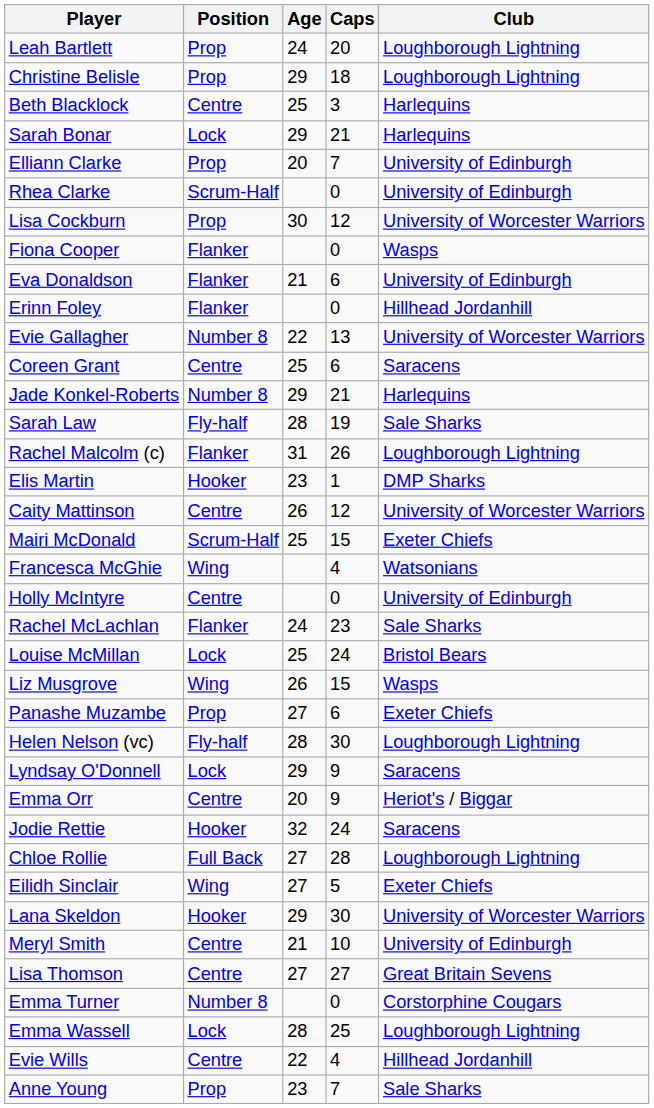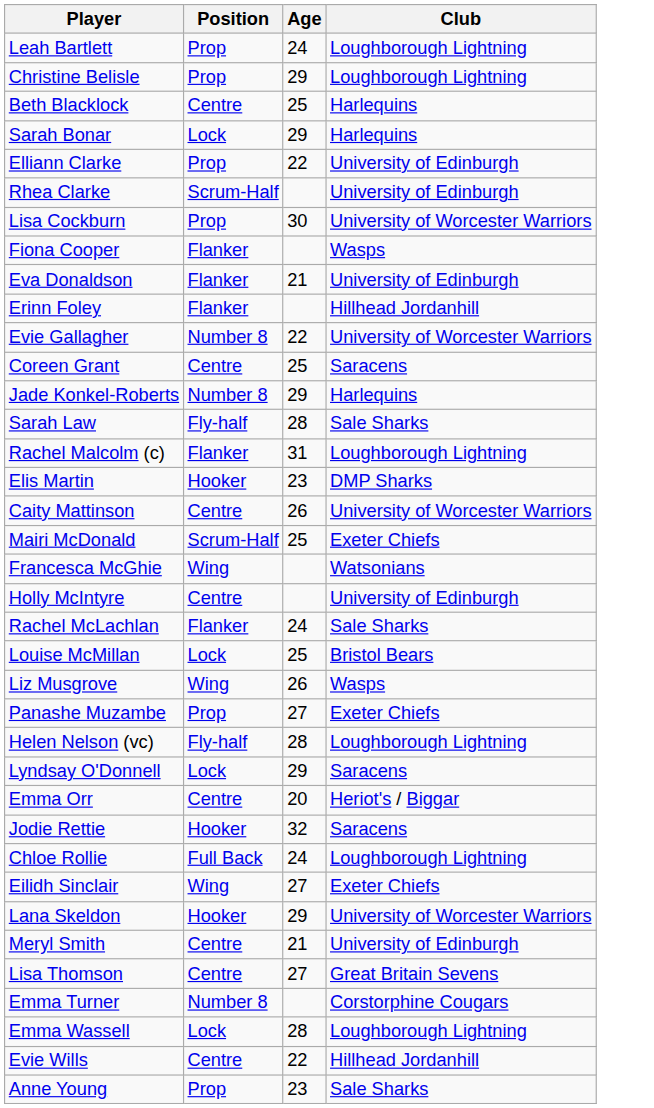- column: (352, 18)
(297, 163) 20 -> (297, 163) 22
(297, 857) 27 -> (297, 857) 24
